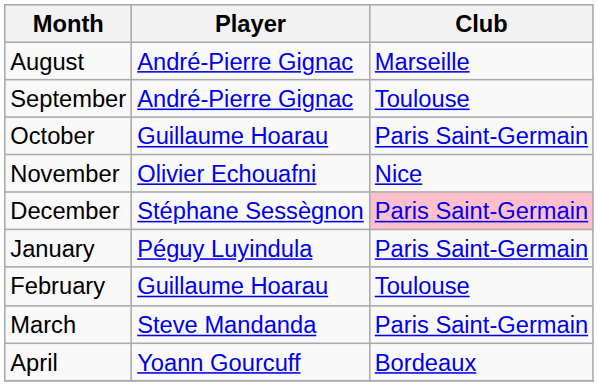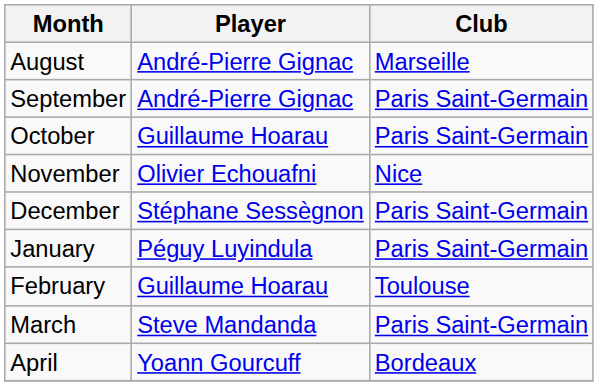(422, 99) Toulouse -> (481, 99) Paris Saint-Germain
(481, 211) pink background -> (481, 211) no background
